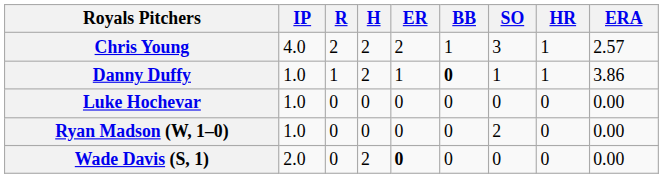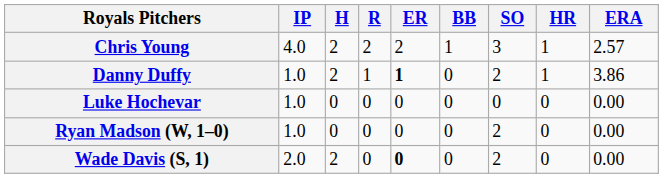columns swapped: (374, 18) <-> (341, 18)
(399, 74) normal -> (399, 74) bold
(449, 74) bold -> (449, 74) normal
(497, 74) 1 -> (497, 74) 2
(497, 159) 0 -> (497, 159) 2
